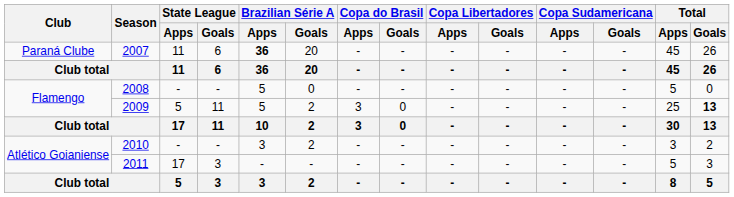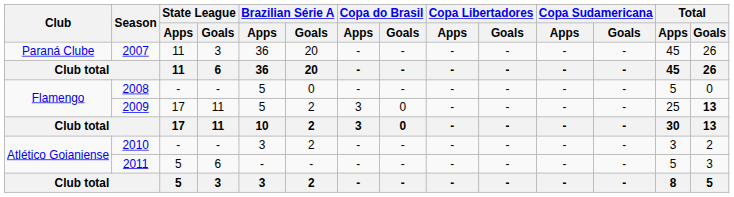(218, 51) 6 -> (218, 51) 3
(262, 51) bold -> (262, 51) normal
(178, 107) 5 -> (178, 107) 17
(178, 164) 17 -> (178, 164) 5
(218, 164) 3 -> (218, 164) 6
